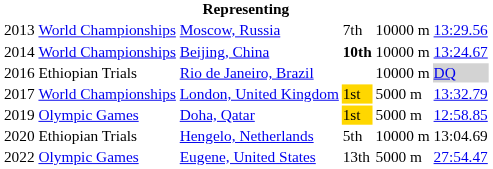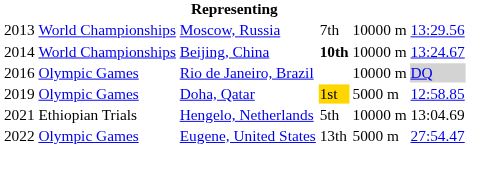(88, 72) Ethiopian Trials -> (89, 72) Olympic Games
- row: (259, 94)
(19, 136) 2020 -> (19, 115) 2021
